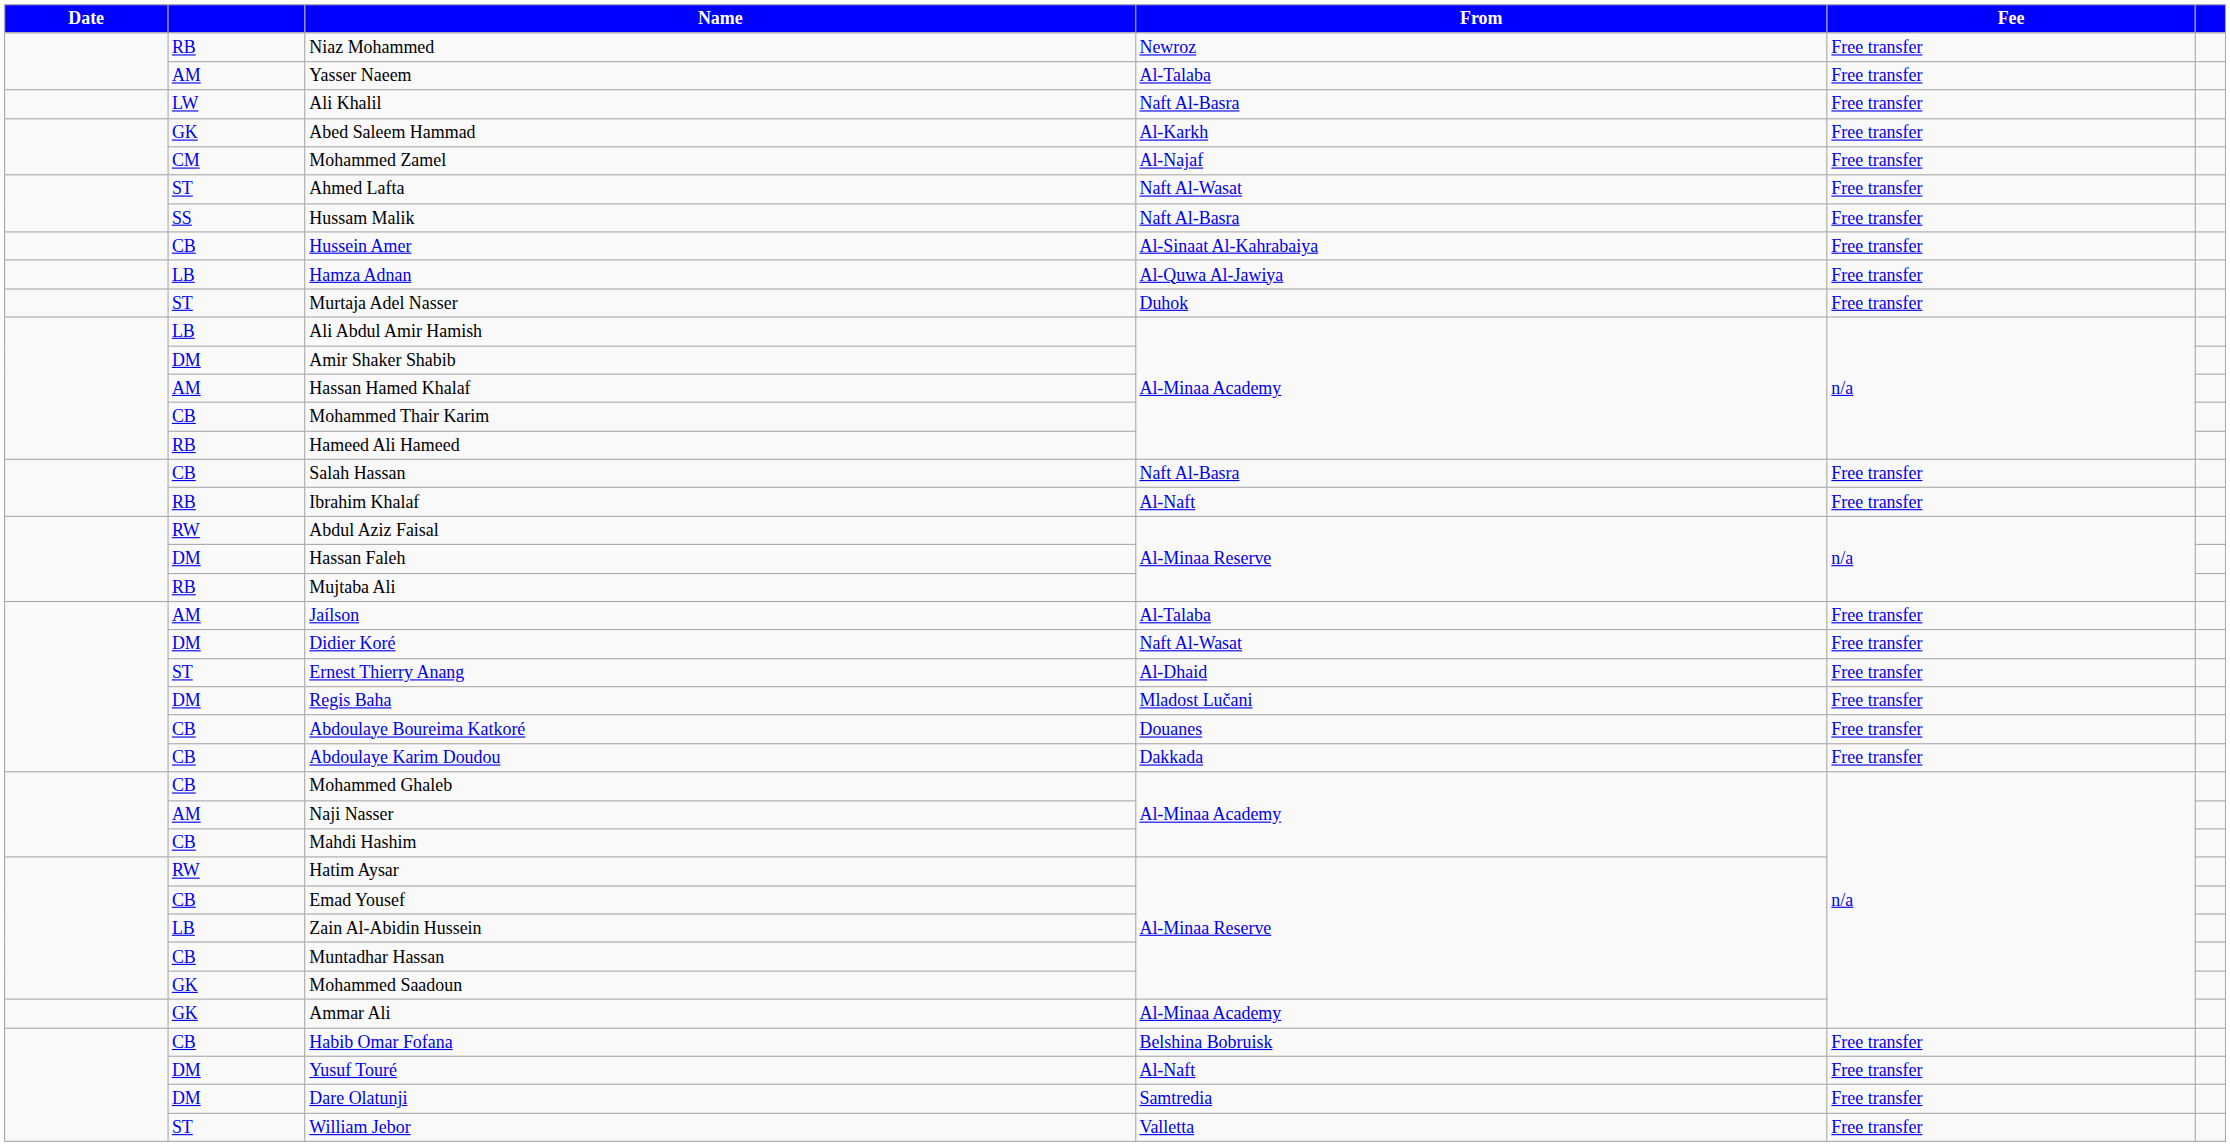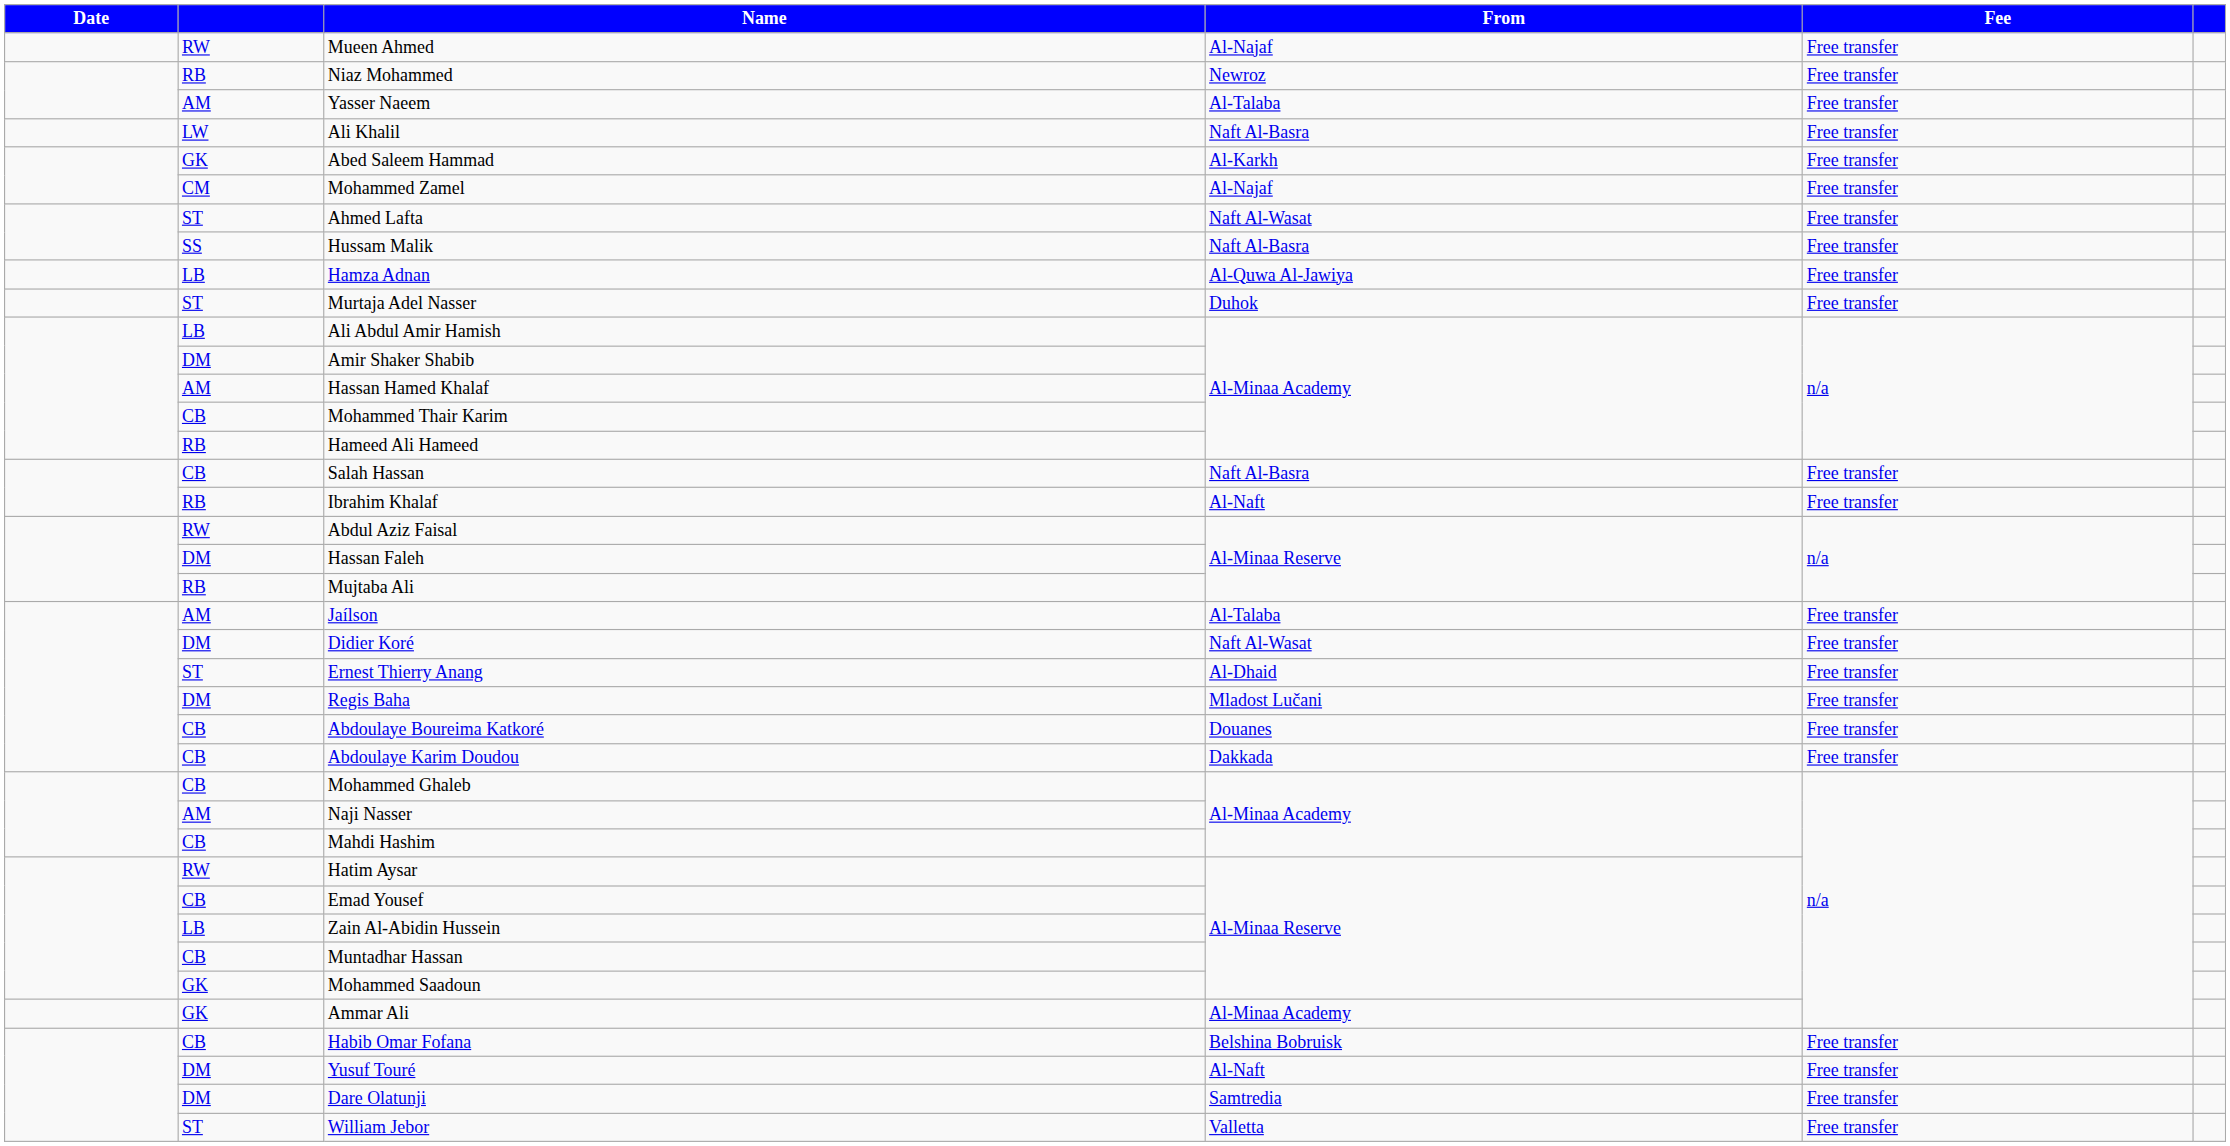+ row: (381, 47)
- row: (360, 246)
